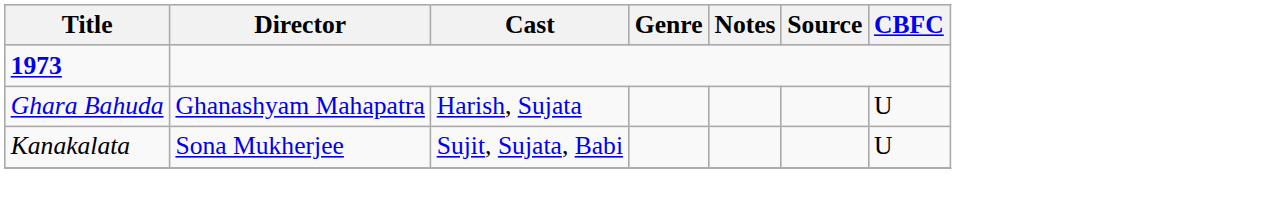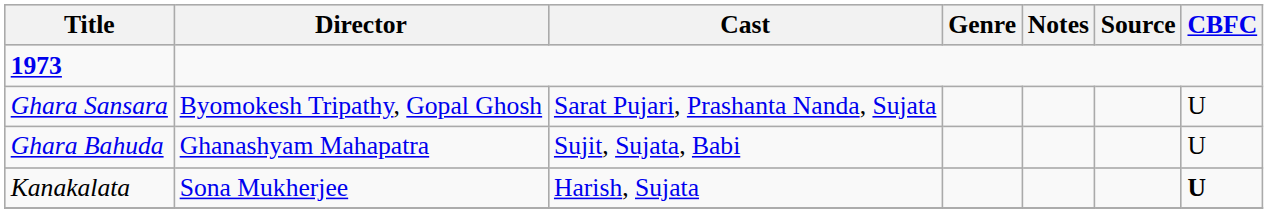+ row: (89, 106)
(509, 106) Harish, Sujata -> (647, 146) Sujit, Sujata, Babi
(530, 146) Sujit, Sujata, Babi -> (626, 187) Harish, Sujata
(883, 146) normal -> (1197, 187) bold
